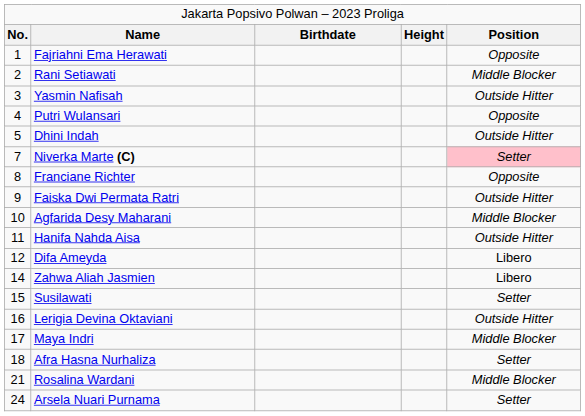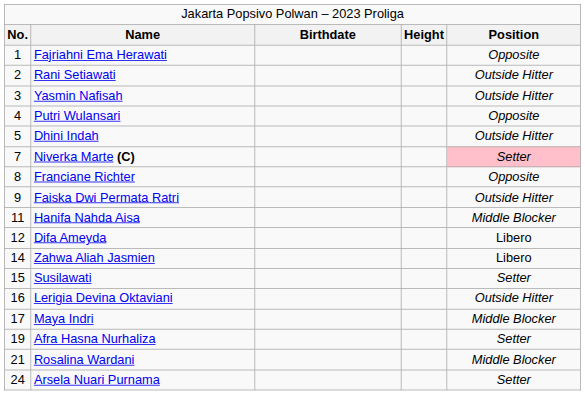(514, 75) Middle Blocker -> (514, 75) Outside Hitter
- row: (103, 217)
(514, 237) Outside Hitter -> (514, 217) Middle Blocker
(18, 359) 18 -> (18, 339) 19
